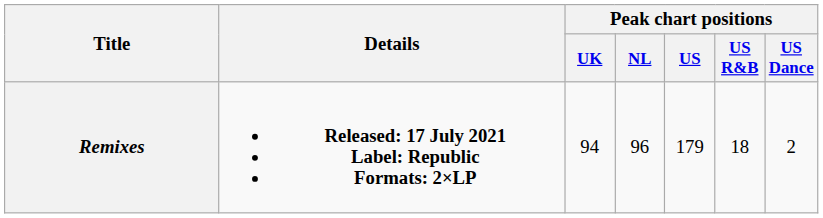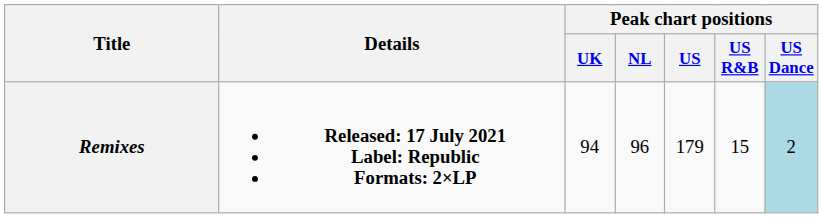(740, 147) 18 -> (740, 147) 15
(791, 147) no background -> (791, 147) lightblue background
